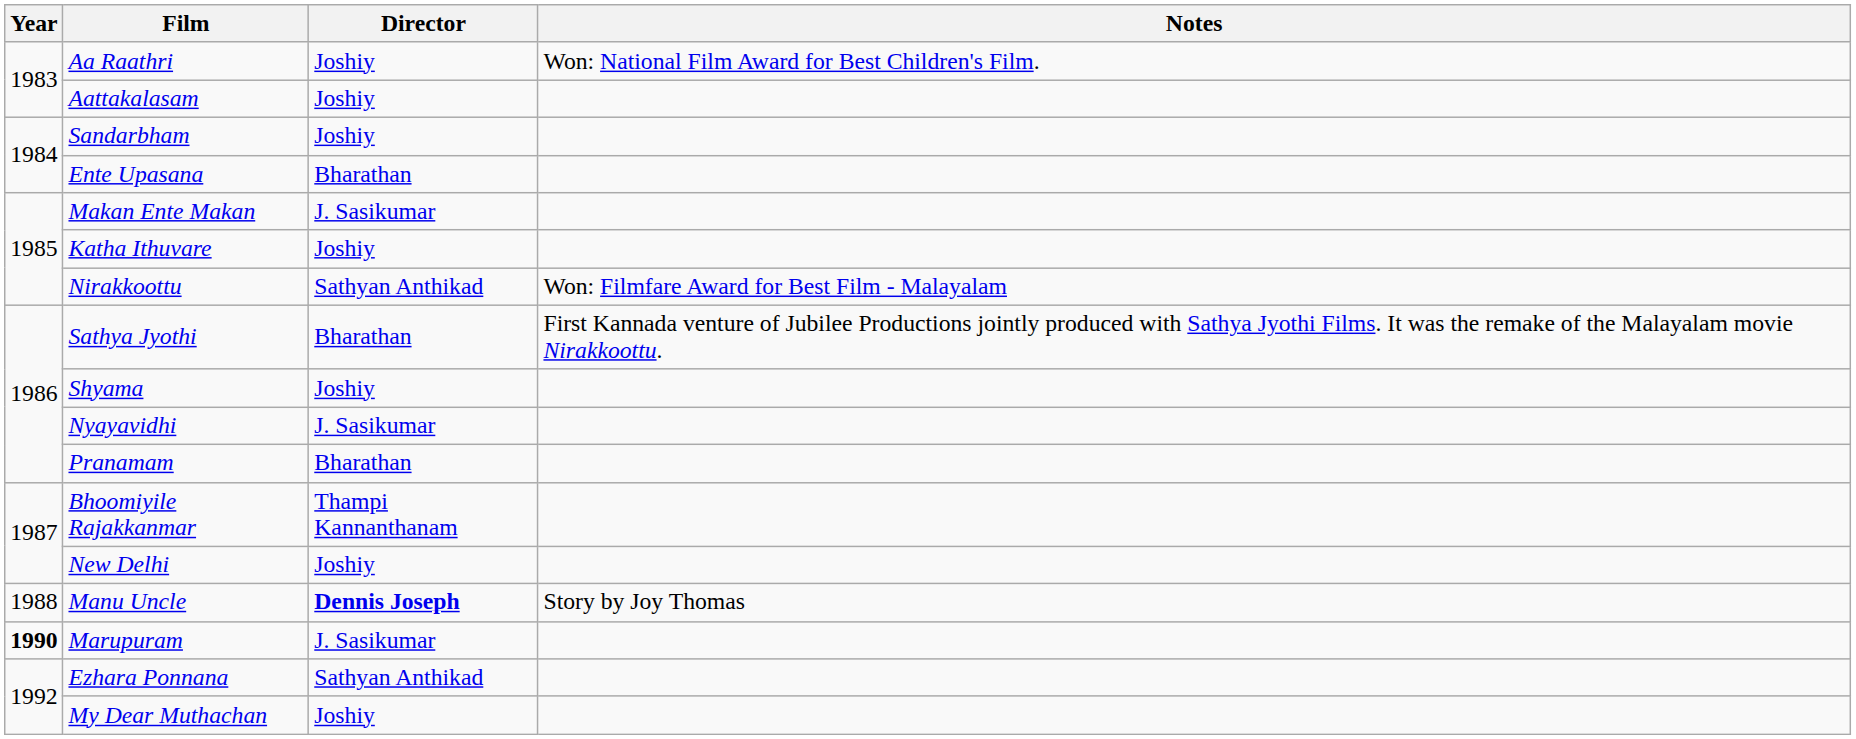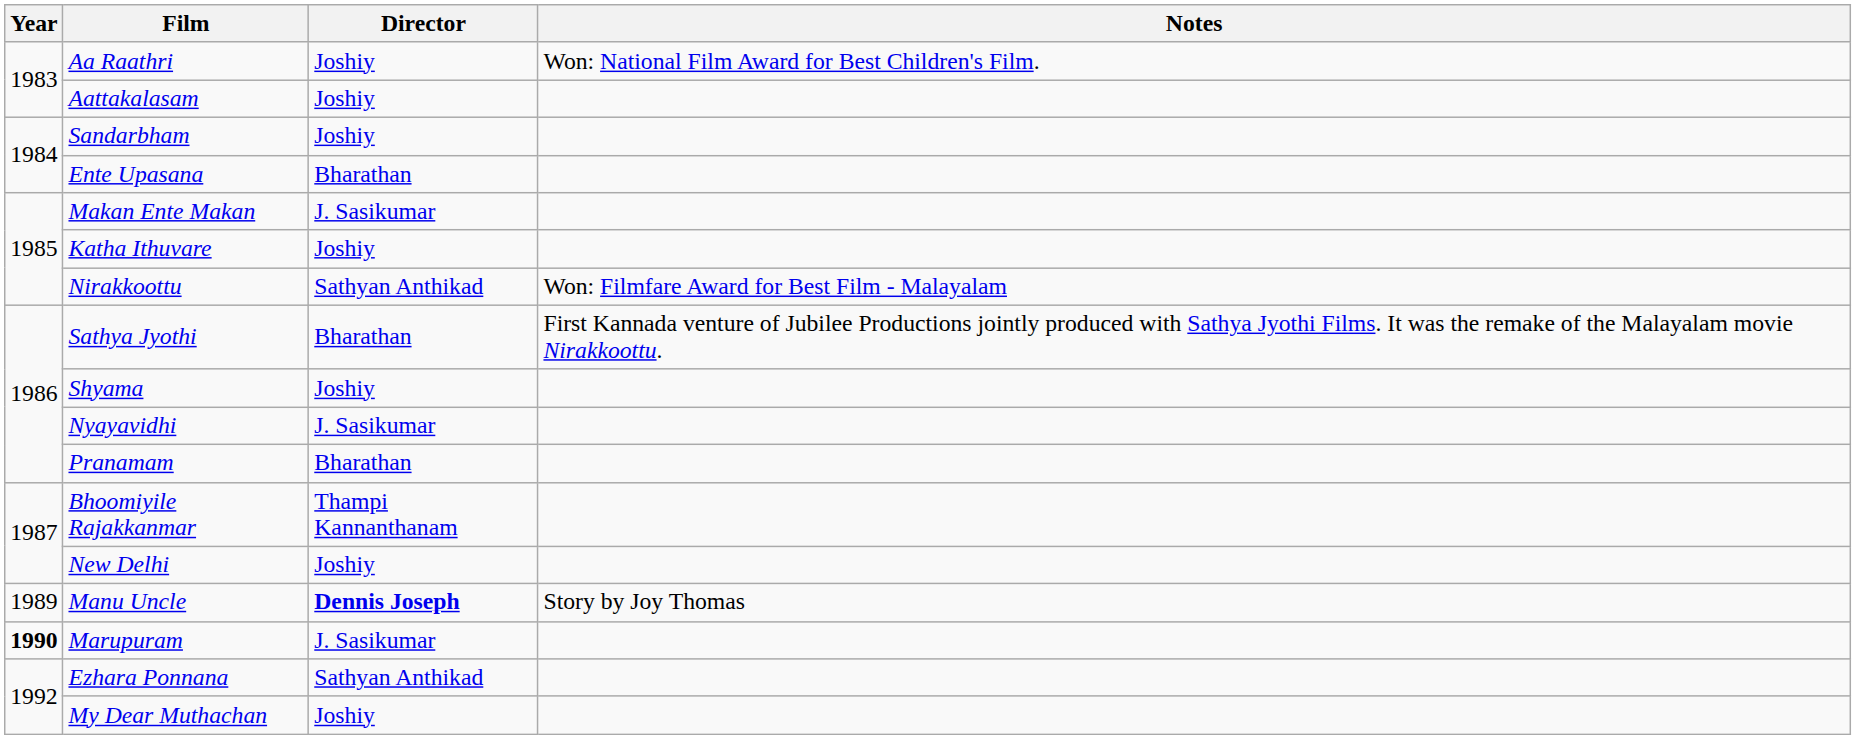(34, 602) 1988 -> (34, 602) 1989
